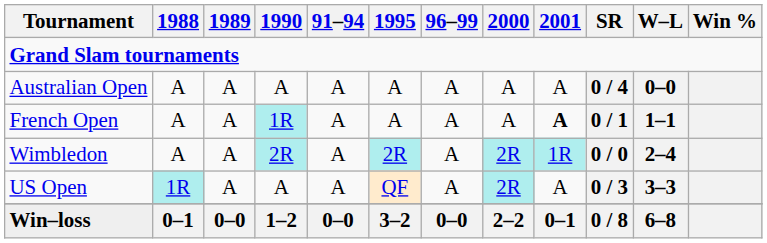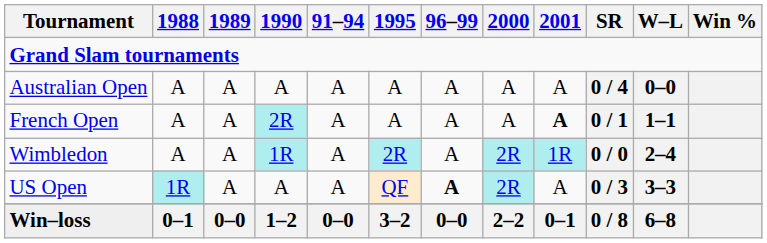(281, 120) 1R -> (281, 120) 2R
(281, 154) 2R -> (281, 154) 1R
(452, 187) normal -> (452, 187) bold
